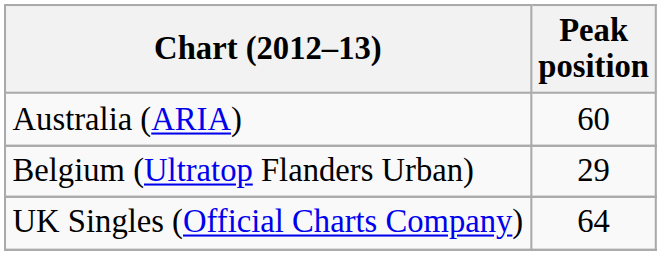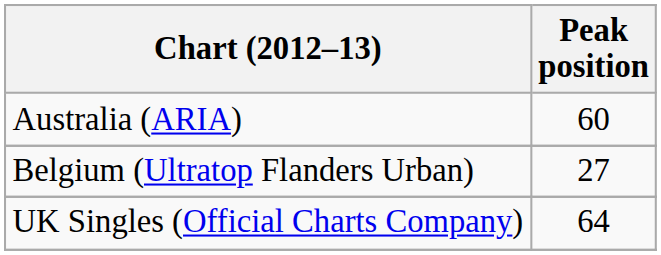(594, 170) 29 -> (594, 170) 27
